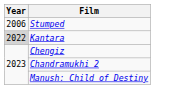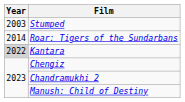(16, 24) 2006 -> (16, 24) 2003
+ row: (104, 38)
